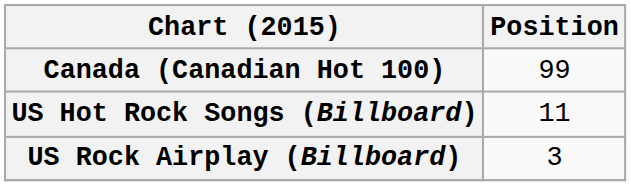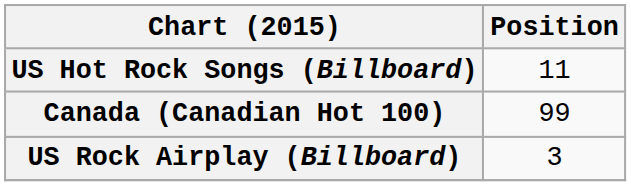rows swapped: (244, 70) <-> (244, 114)
